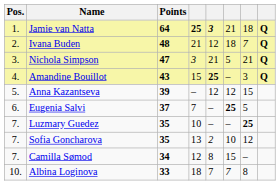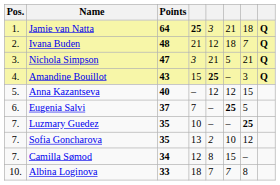(211, 28) bold -> (211, 28) normal
(165, 92) 39 -> (165, 92) 40
